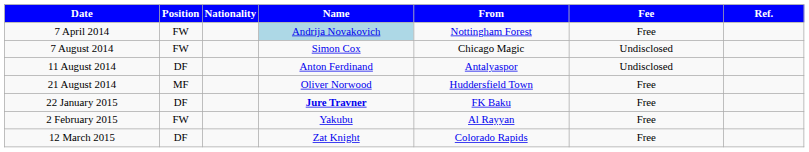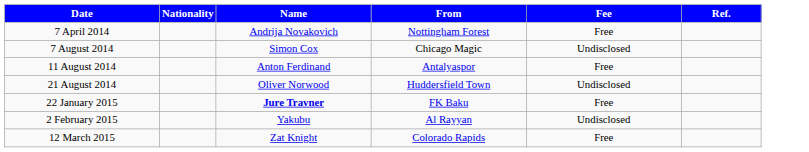- column: (181, 13)
(336, 31) lightblue background -> (294, 31) no background
(646, 67) Undisclosed -> (604, 67) Free
(646, 85) Free -> (604, 85) Undisclosed
(646, 120) Free -> (604, 120) Undisclosed
